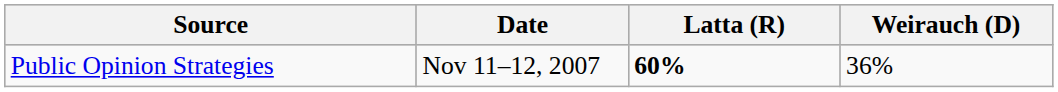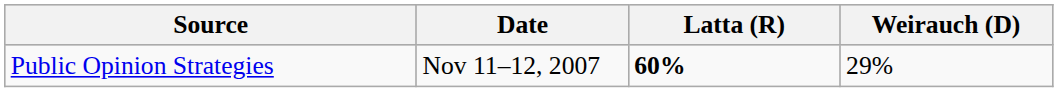(870, 65) 36% -> (870, 65) 29%
